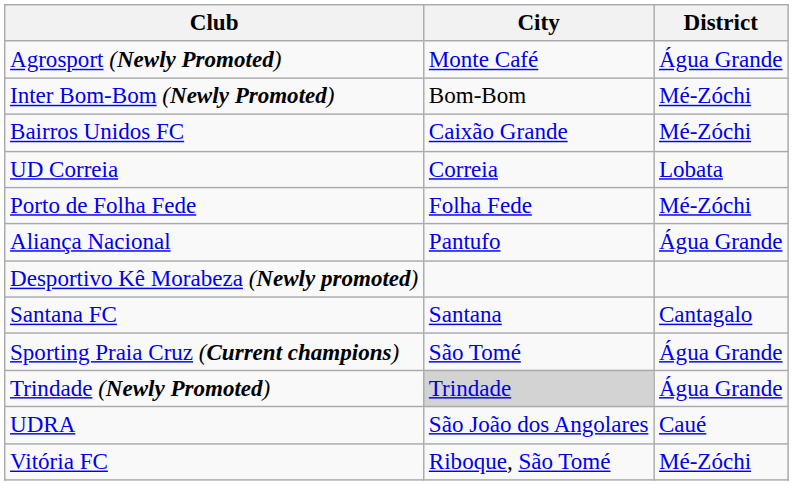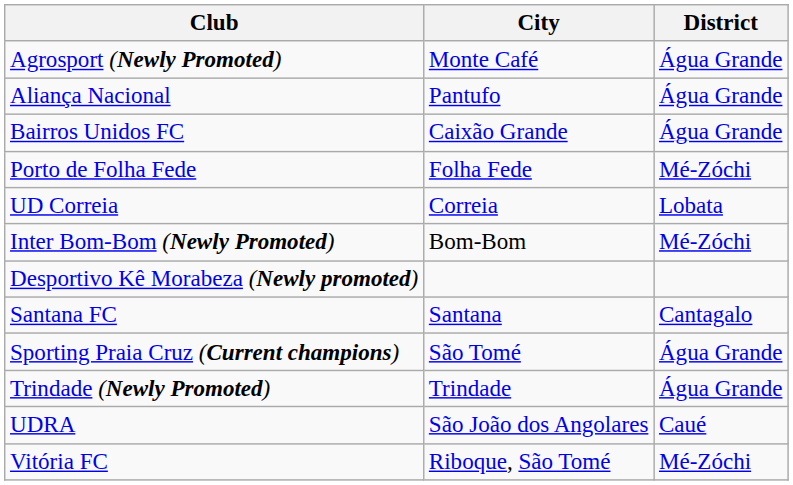rows swapped: (90, 242) <-> (172, 95)
(705, 132) Mé-Zóchi -> (721, 132) Água Grande
rows swapped: (64, 168) <-> (103, 205)
(470, 388) lightgrey background -> (470, 388) no background
